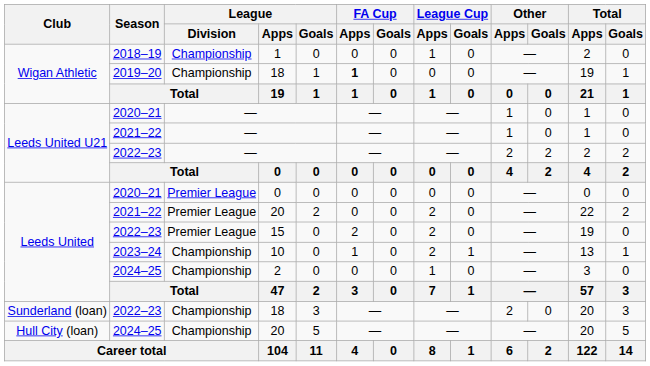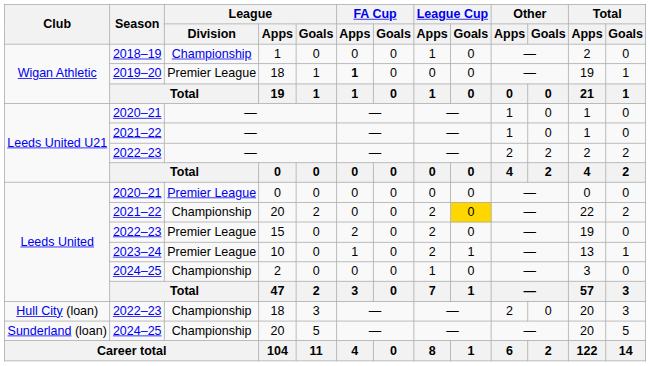(212, 73) Championship -> (212, 73) Premier League
(212, 212) Premier League -> (212, 212) Championship
(471, 212) no background -> (471, 212) gold background
(212, 251) Championship -> (212, 251) Premier League
(57, 311) Sunderland (loan) -> (57, 311) Hull City (loan)
(57, 331) Hull City (loan) -> (57, 331) Sunderland (loan)
